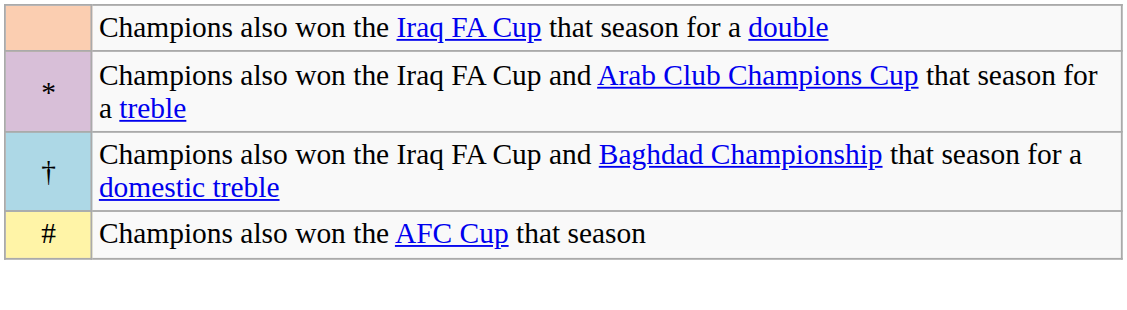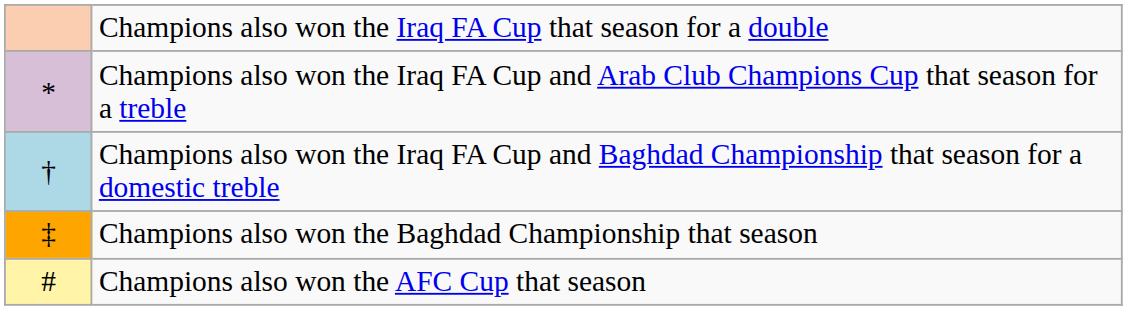+ row: (458, 234)
